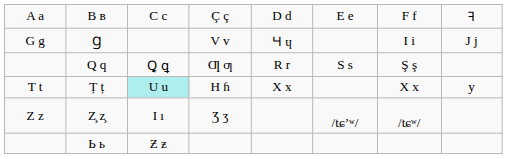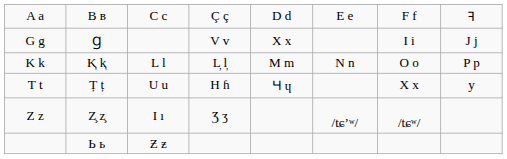(282, 41) Ɥ ɥ -> (282, 40) X x
+ row: (97, 63)
- row: (97, 64)
(158, 87) paleturquoise background -> (158, 85) no background
(282, 87) X x -> (282, 86) Ɥ ɥ
